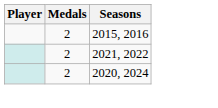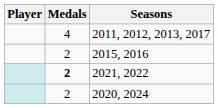+ row: (151, 34)
(67, 53) normal -> (67, 73) bold
